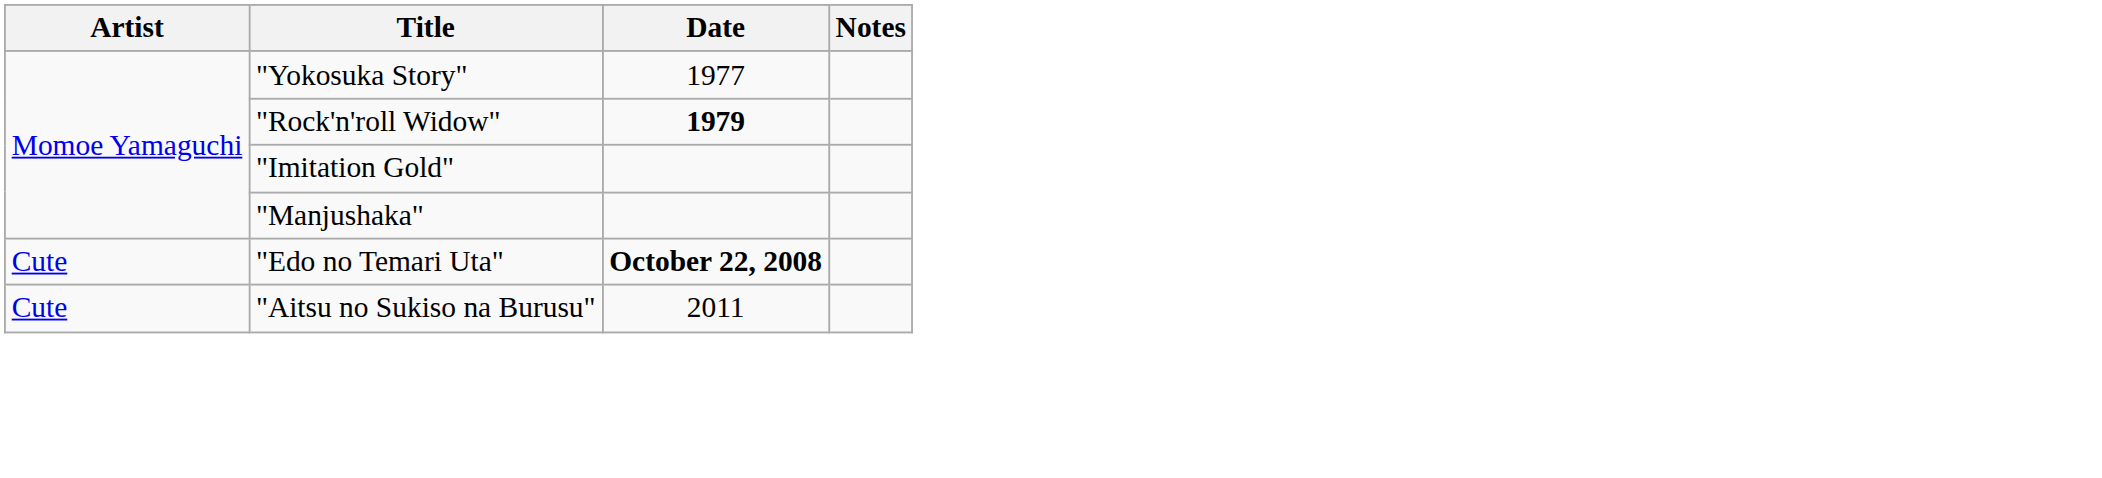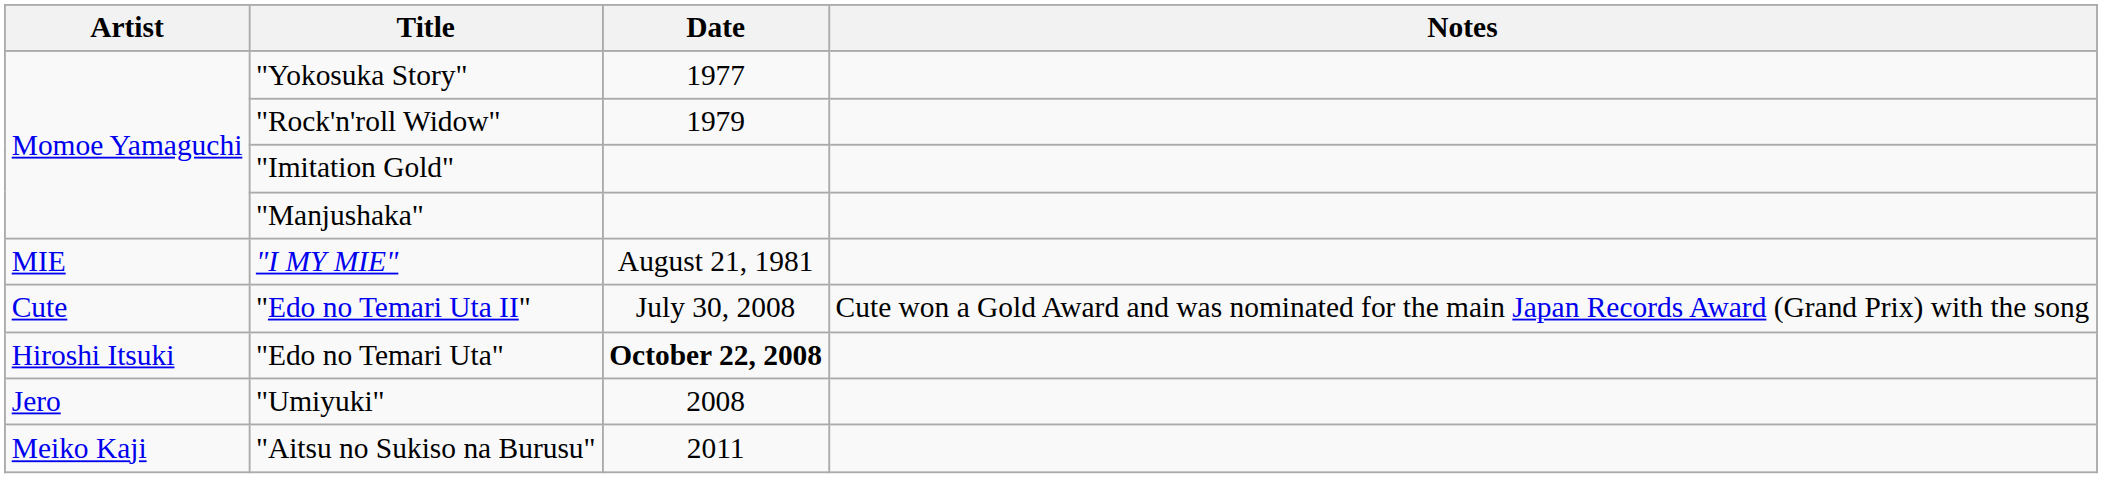(716, 121) bold -> (716, 121) normal
+ row: (327, 261)
+ row: (393, 307)
(40, 261) Cute -> (93, 354) Hiroshi Itsuki
+ row: (320, 401)
(40, 307) Cute -> (79, 448) Meiko Kaji
